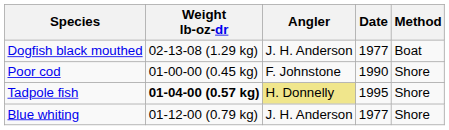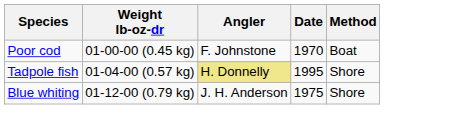- row: (75, 51)
(374, 72) 1990 -> (309, 51) 1970
(412, 72) Shore -> (343, 51) Boat
(204, 93) bold -> (140, 72) normal
(374, 114) 1977 -> (309, 93) 1975
